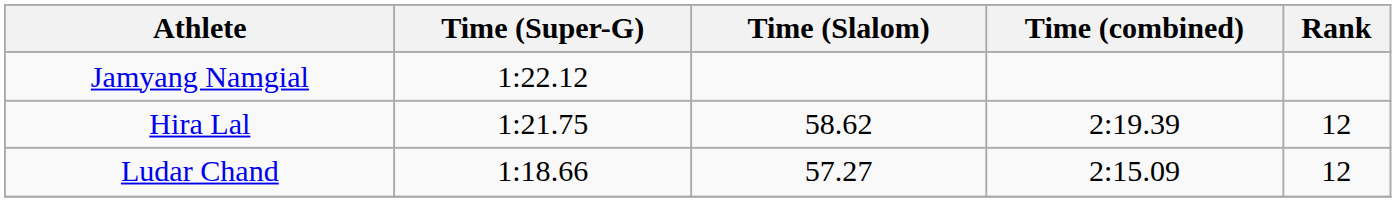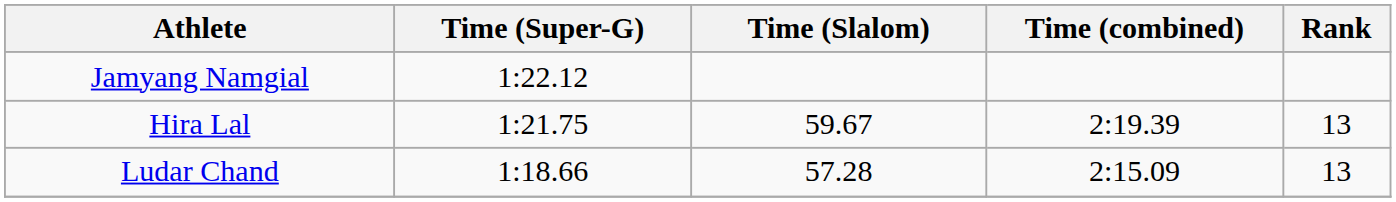(839, 123) 58.62 -> (839, 123) 59.67
(1336, 123) 12 -> (1336, 123) 13
(839, 171) 57.27 -> (839, 171) 57.28
(1336, 171) 12 -> (1336, 171) 13
